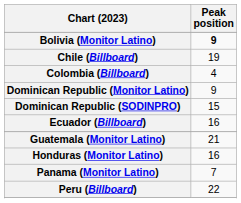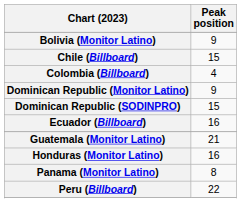(214, 40) bold -> (214, 40) normal
(214, 57) 19 -> (214, 57) 15
(214, 172) 7 -> (214, 172) 8
